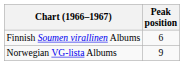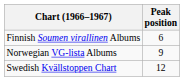+ row: (61, 68)
